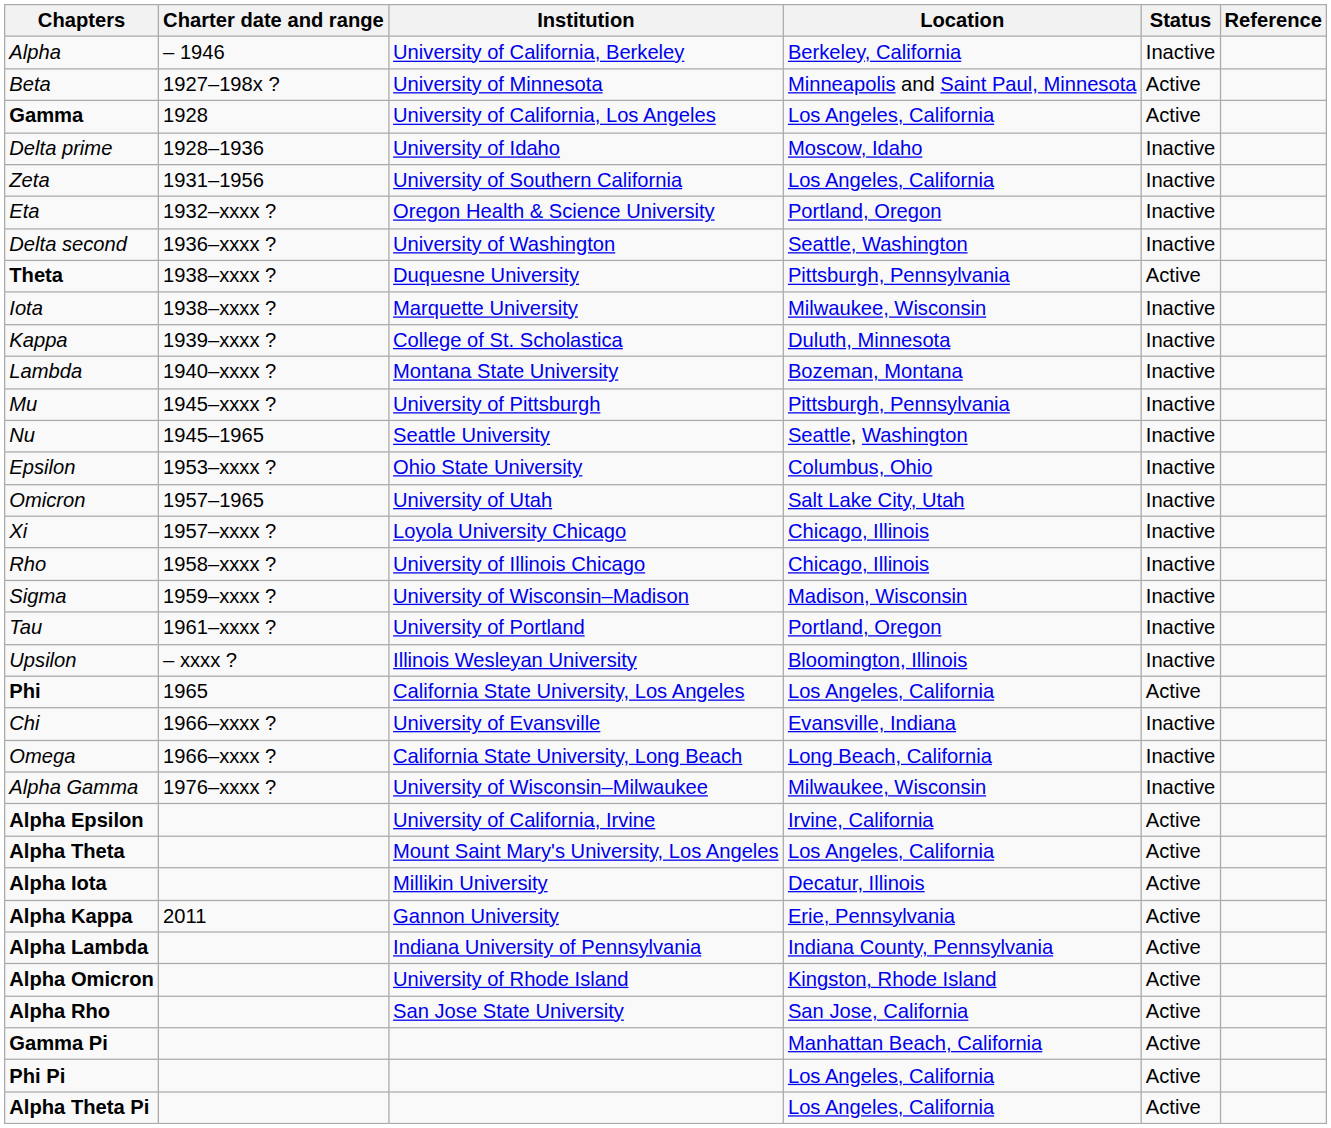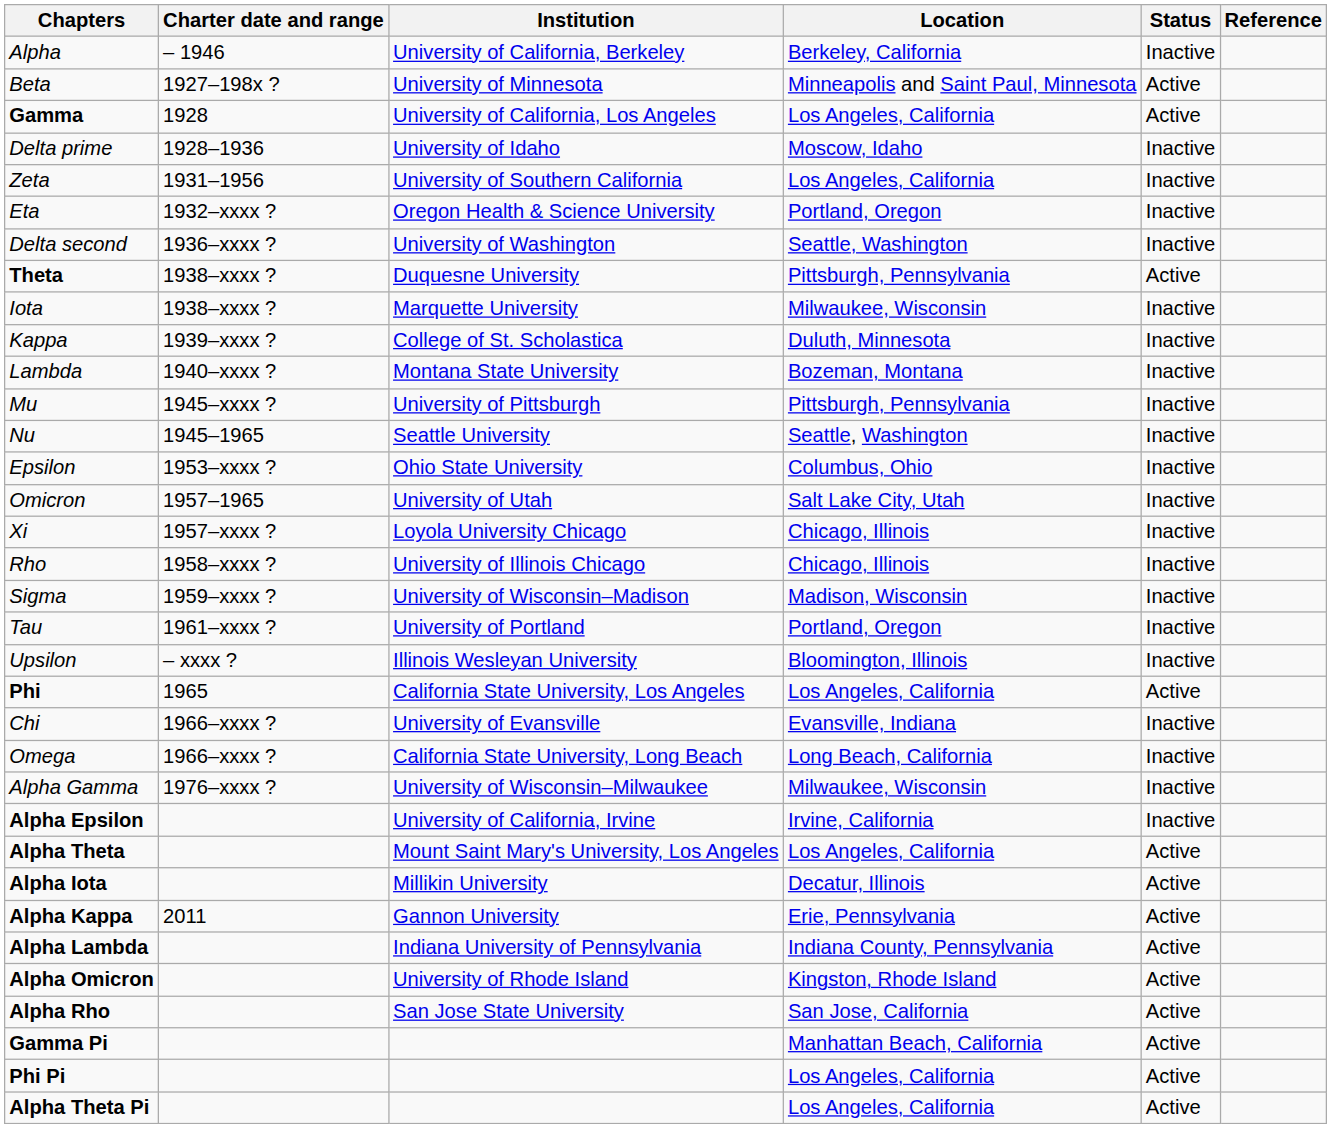(1173, 819) Active -> (1181, 819) Inactive
